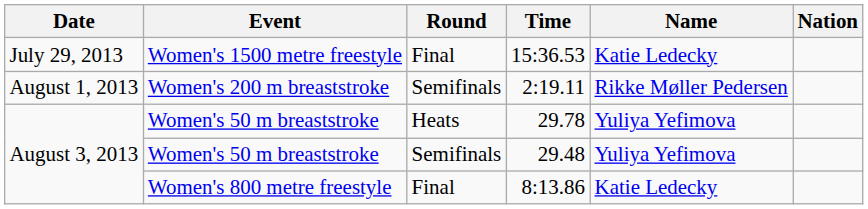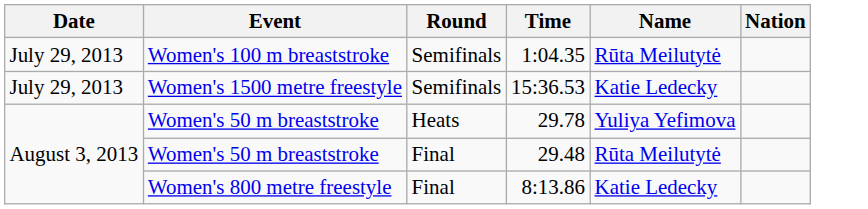+ row: (553, 54)
(433, 54) Final -> (456, 87) Semifinals
- row: (554, 87)
(456, 154) Semifinals -> (433, 154) Final
(665, 154) Yuliya Yefimova -> (658, 154) Rūta Meilutytė
